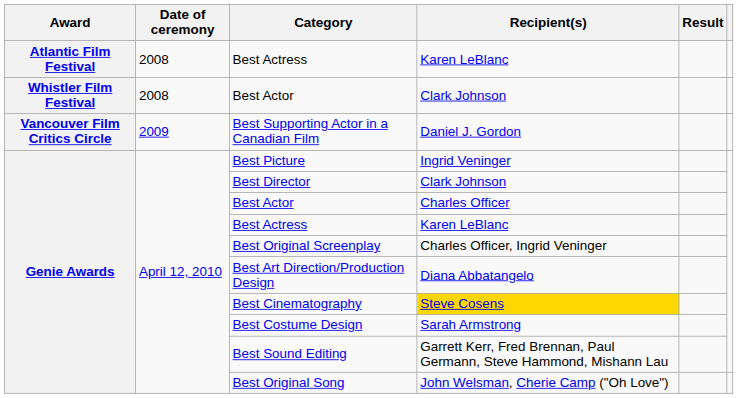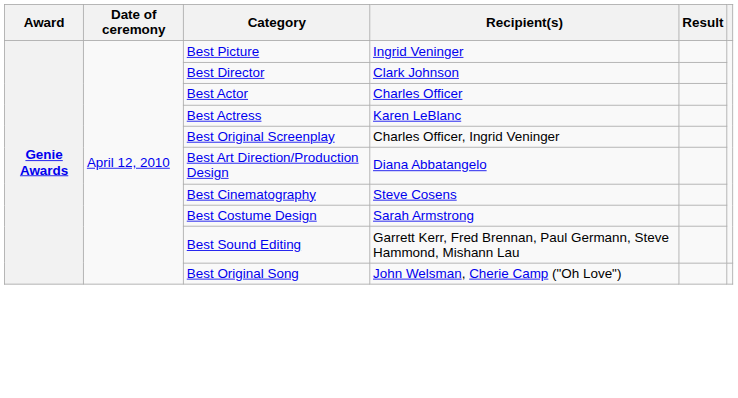- row: (70, 59)
- row: (70, 95)
- row: (70, 132)
(462, 303) gold background -> (415, 194) no background
